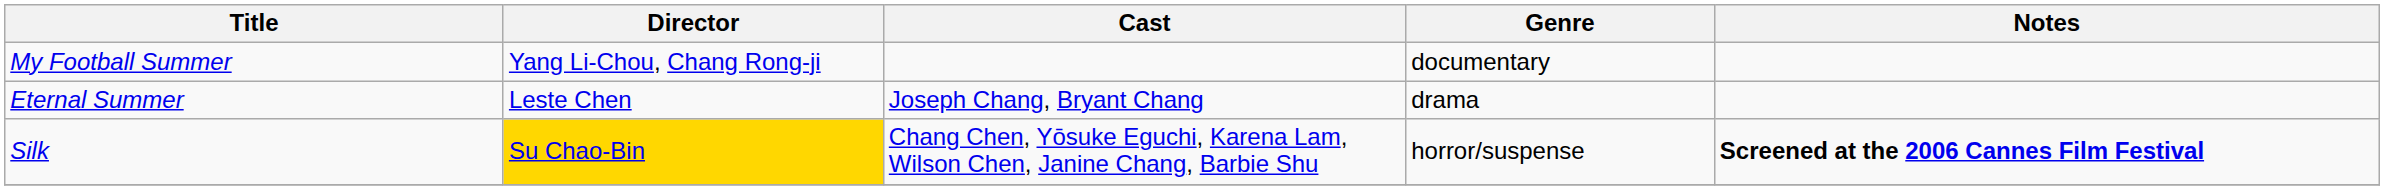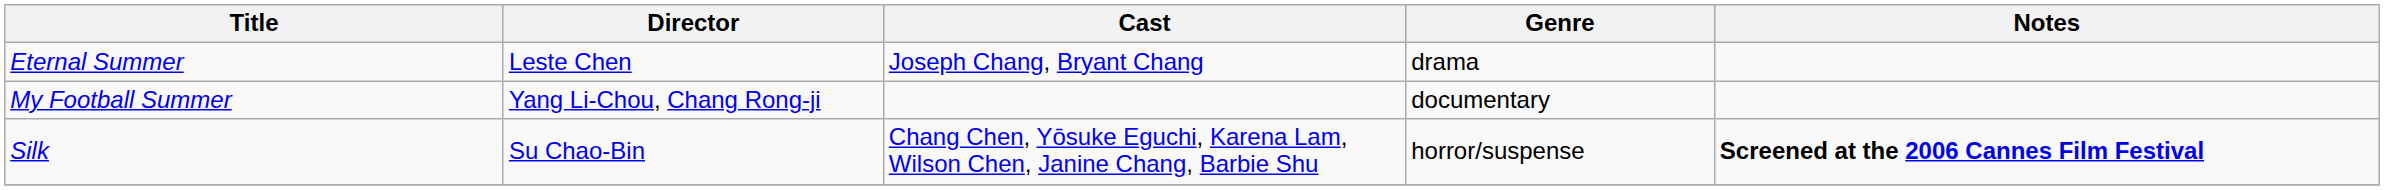rows swapped: (97, 99) <-> (121, 61)
(577, 151) gold background -> (577, 151) no background
